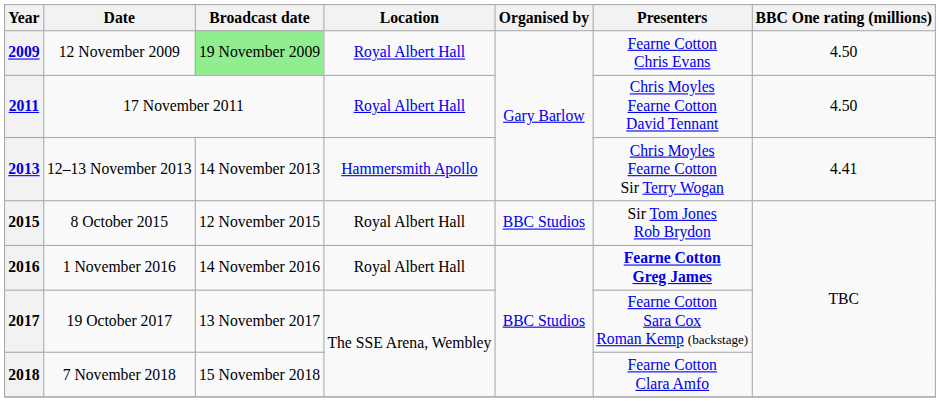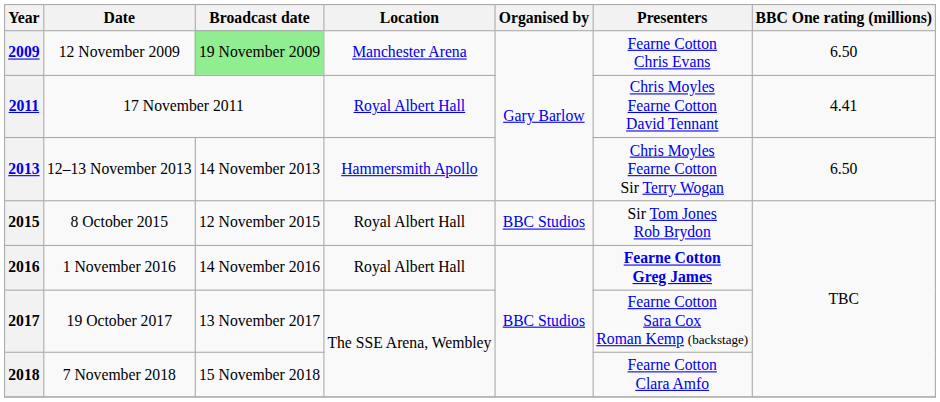(409, 52) Royal Albert Hall -> (409, 52) Manchester Arena
(844, 52) 4.50 -> (844, 52) 6.50
(844, 106) 4.50 -> (844, 106) 4.41
(844, 169) 4.41 -> (844, 169) 6.50
